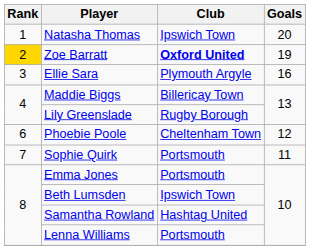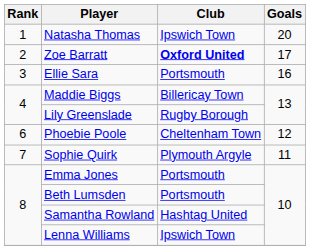(23, 54) gold background -> (23, 54) no background
(285, 54) 19 -> (285, 54) 17
(206, 74) Plymouth Argyle -> (193, 74) Portsmouth
(193, 154) Portsmouth -> (206, 154) Plymouth Argyle
(198, 194) Ipswich Town -> (193, 194) Portsmouth
(193, 235) Portsmouth -> (198, 235) Ipswich Town
